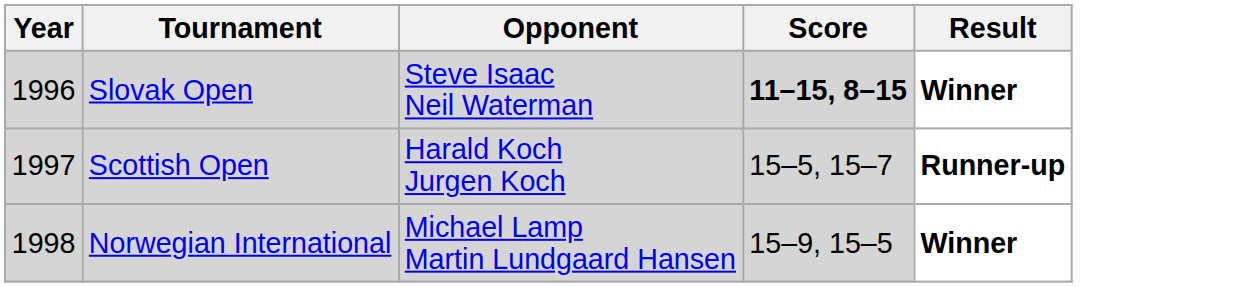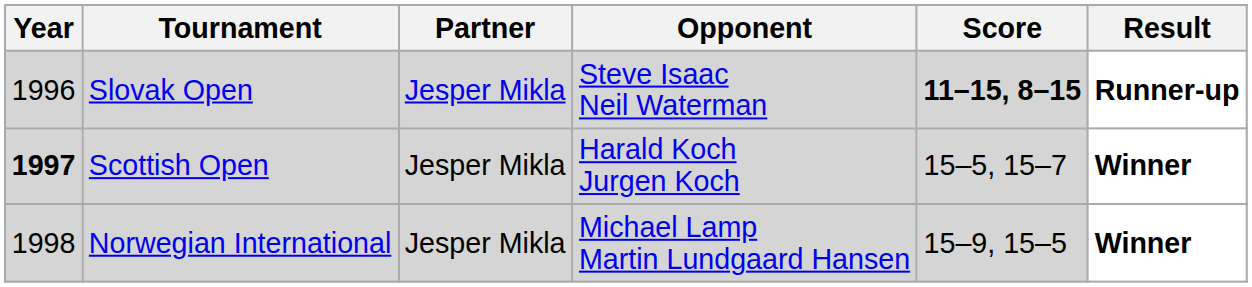+ column: (485, 28)
(969, 89) Winner -> (1167, 89) Runner-up
(44, 166) normal -> (44, 166) bold
(993, 166) Runner-up -> (1143, 166) Winner
